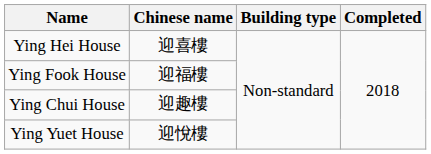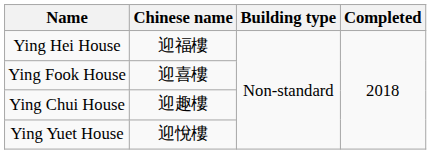(183, 45) 迎喜樓 -> (183, 45) 迎福樓
(183, 74) 迎福樓 -> (183, 74) 迎喜樓
